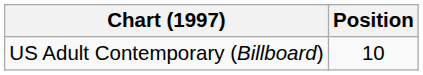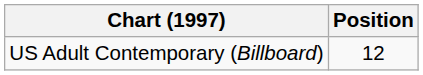(373, 53) 10 -> (373, 53) 12
